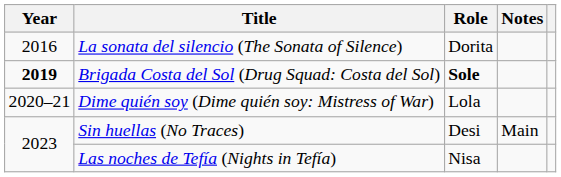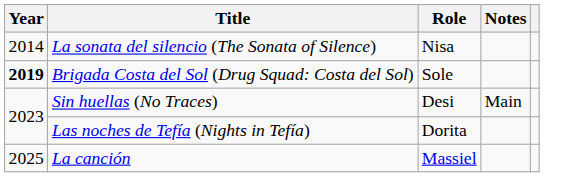(39, 46) 2016 -> (26, 46) 2014
(471, 46) Dorita -> (438, 46) Nisa
(464, 74) bold -> (437, 74) normal
- row: (256, 102)
(464, 158) Nisa -> (444, 130) Dorita
+ row: (91, 158)
